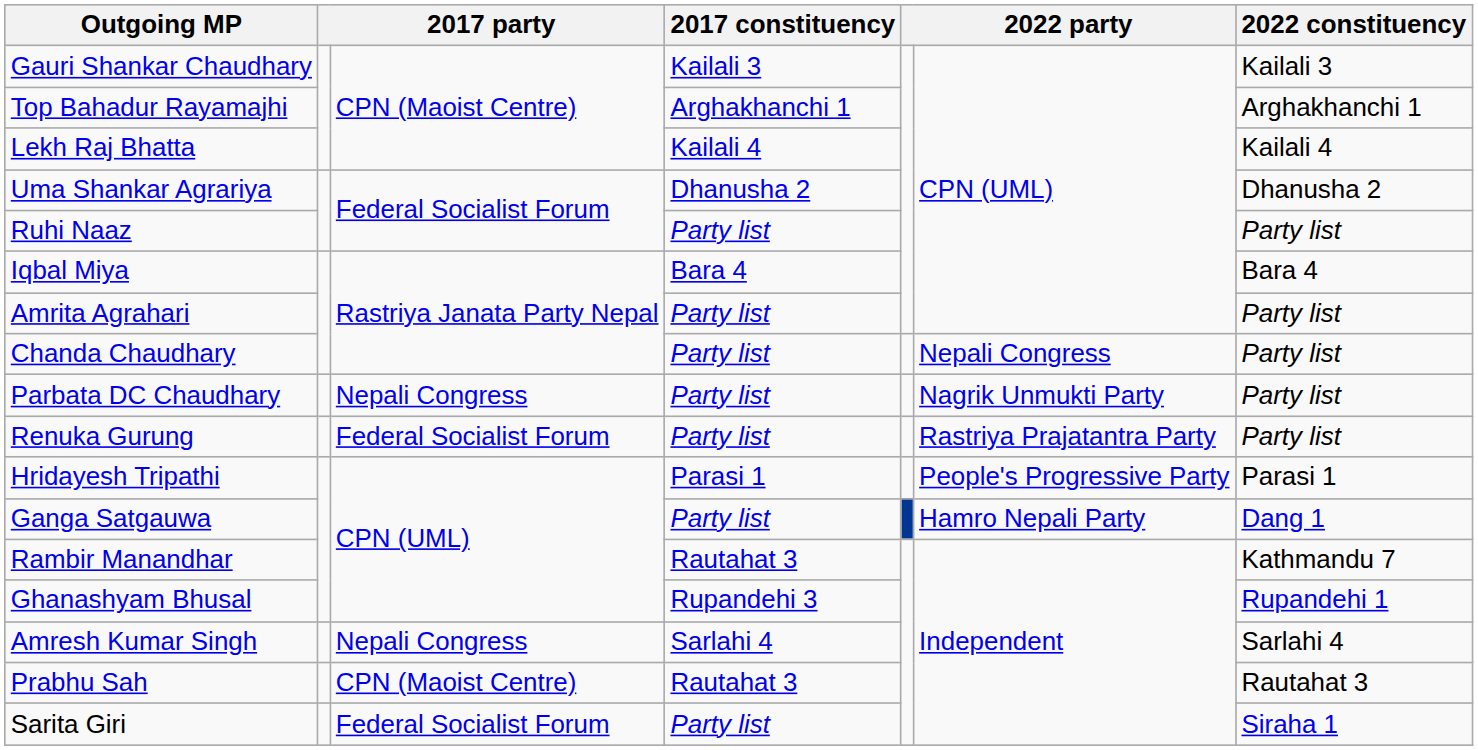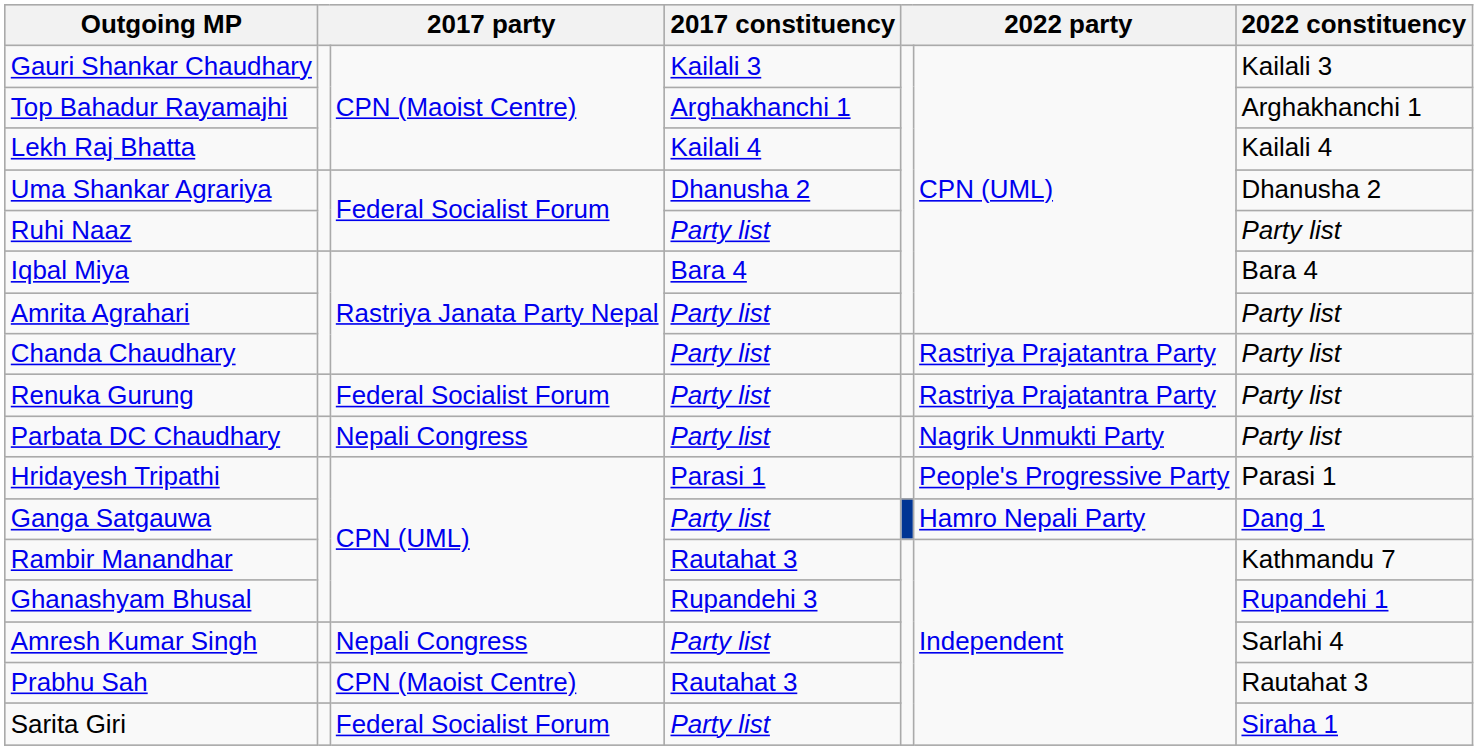(1015, 353) Nepali Congress -> (1068, 353) Rastriya Prajatantra Party
rows swapped: (102, 436) <-> (145, 395)
(722, 641) Sarlahi 4 -> (720, 641) Party list
